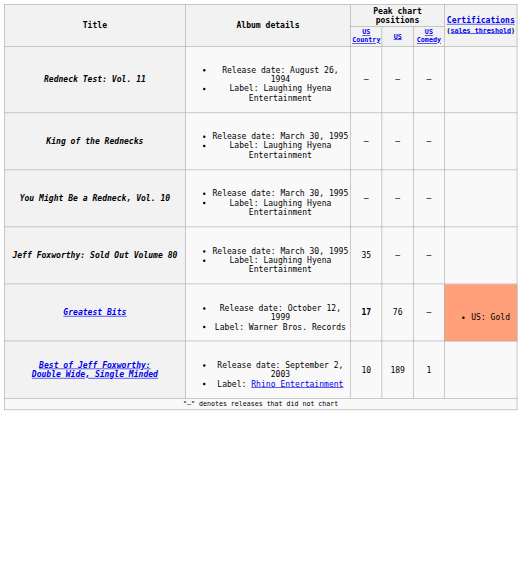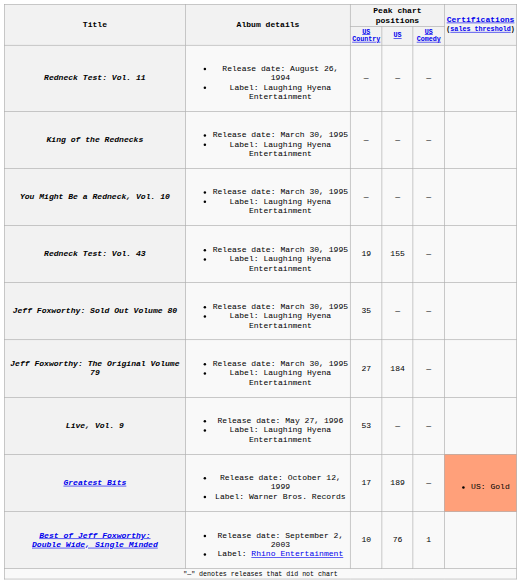+ row: (95, 254)
+ row: (95, 369)
+ row: (95, 426)
(366, 313) bold -> (366, 483) normal
(398, 313) 76 -> (398, 483) 189
(398, 370) 189 -> (398, 540) 76
